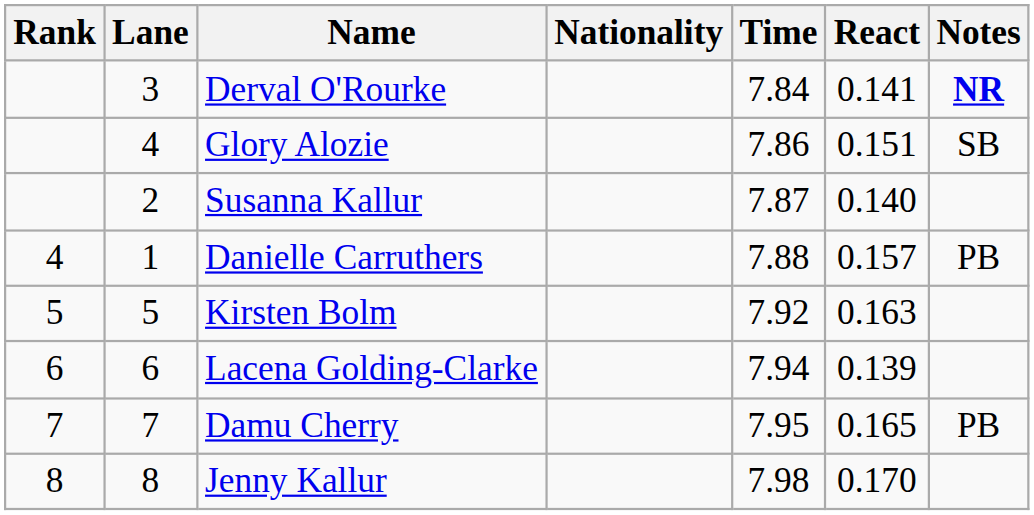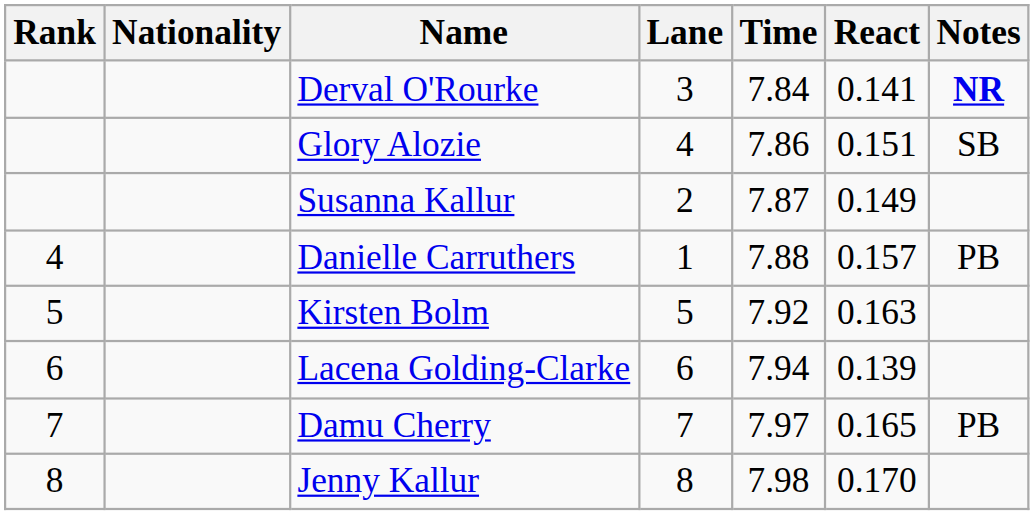columns swapped: (150, 32) <-> (639, 32)
(877, 200) 0.140 -> (877, 200) 0.149
(778, 425) 7.95 -> (778, 425) 7.97
